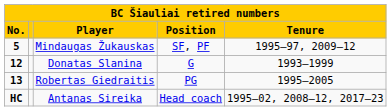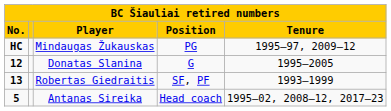(16, 47) 5 -> (16, 47) HC
(191, 47) SF, PF -> (191, 47) PG
(305, 64) 1993–1999 -> (305, 64) 1995–2005
(191, 81) PG -> (191, 81) SF, PF
(305, 81) 1995–2005 -> (305, 81) 1993–1999
(16, 98) HC -> (16, 98) 5
